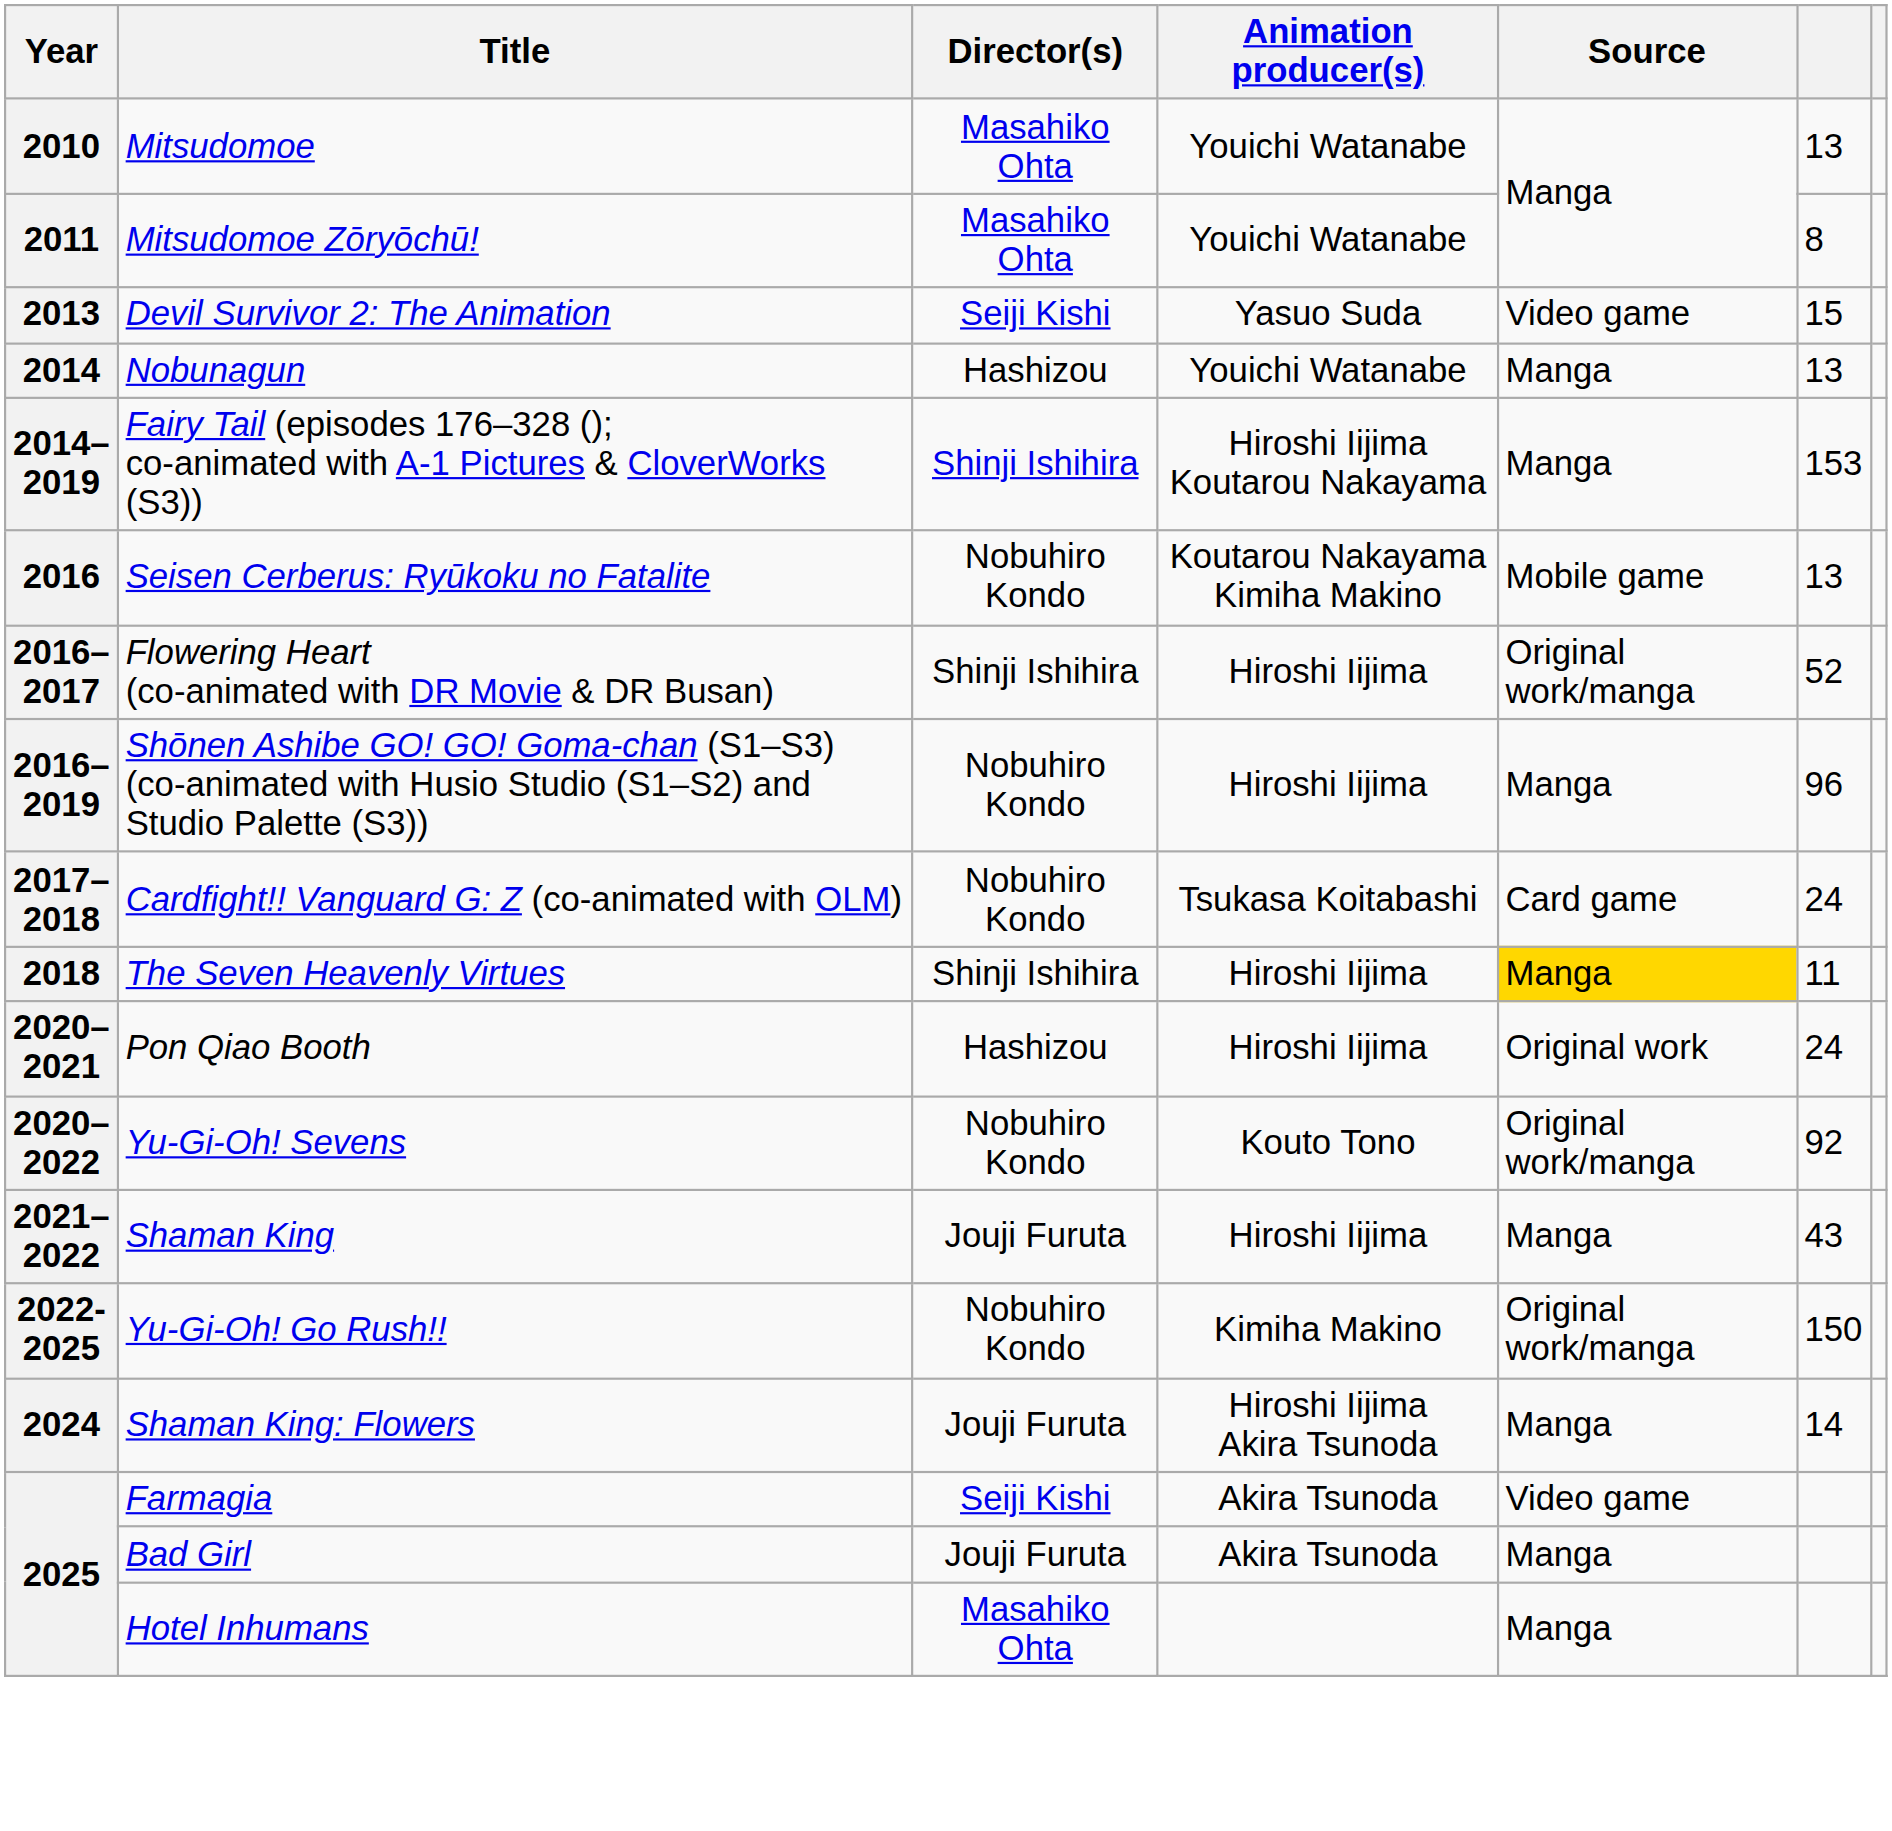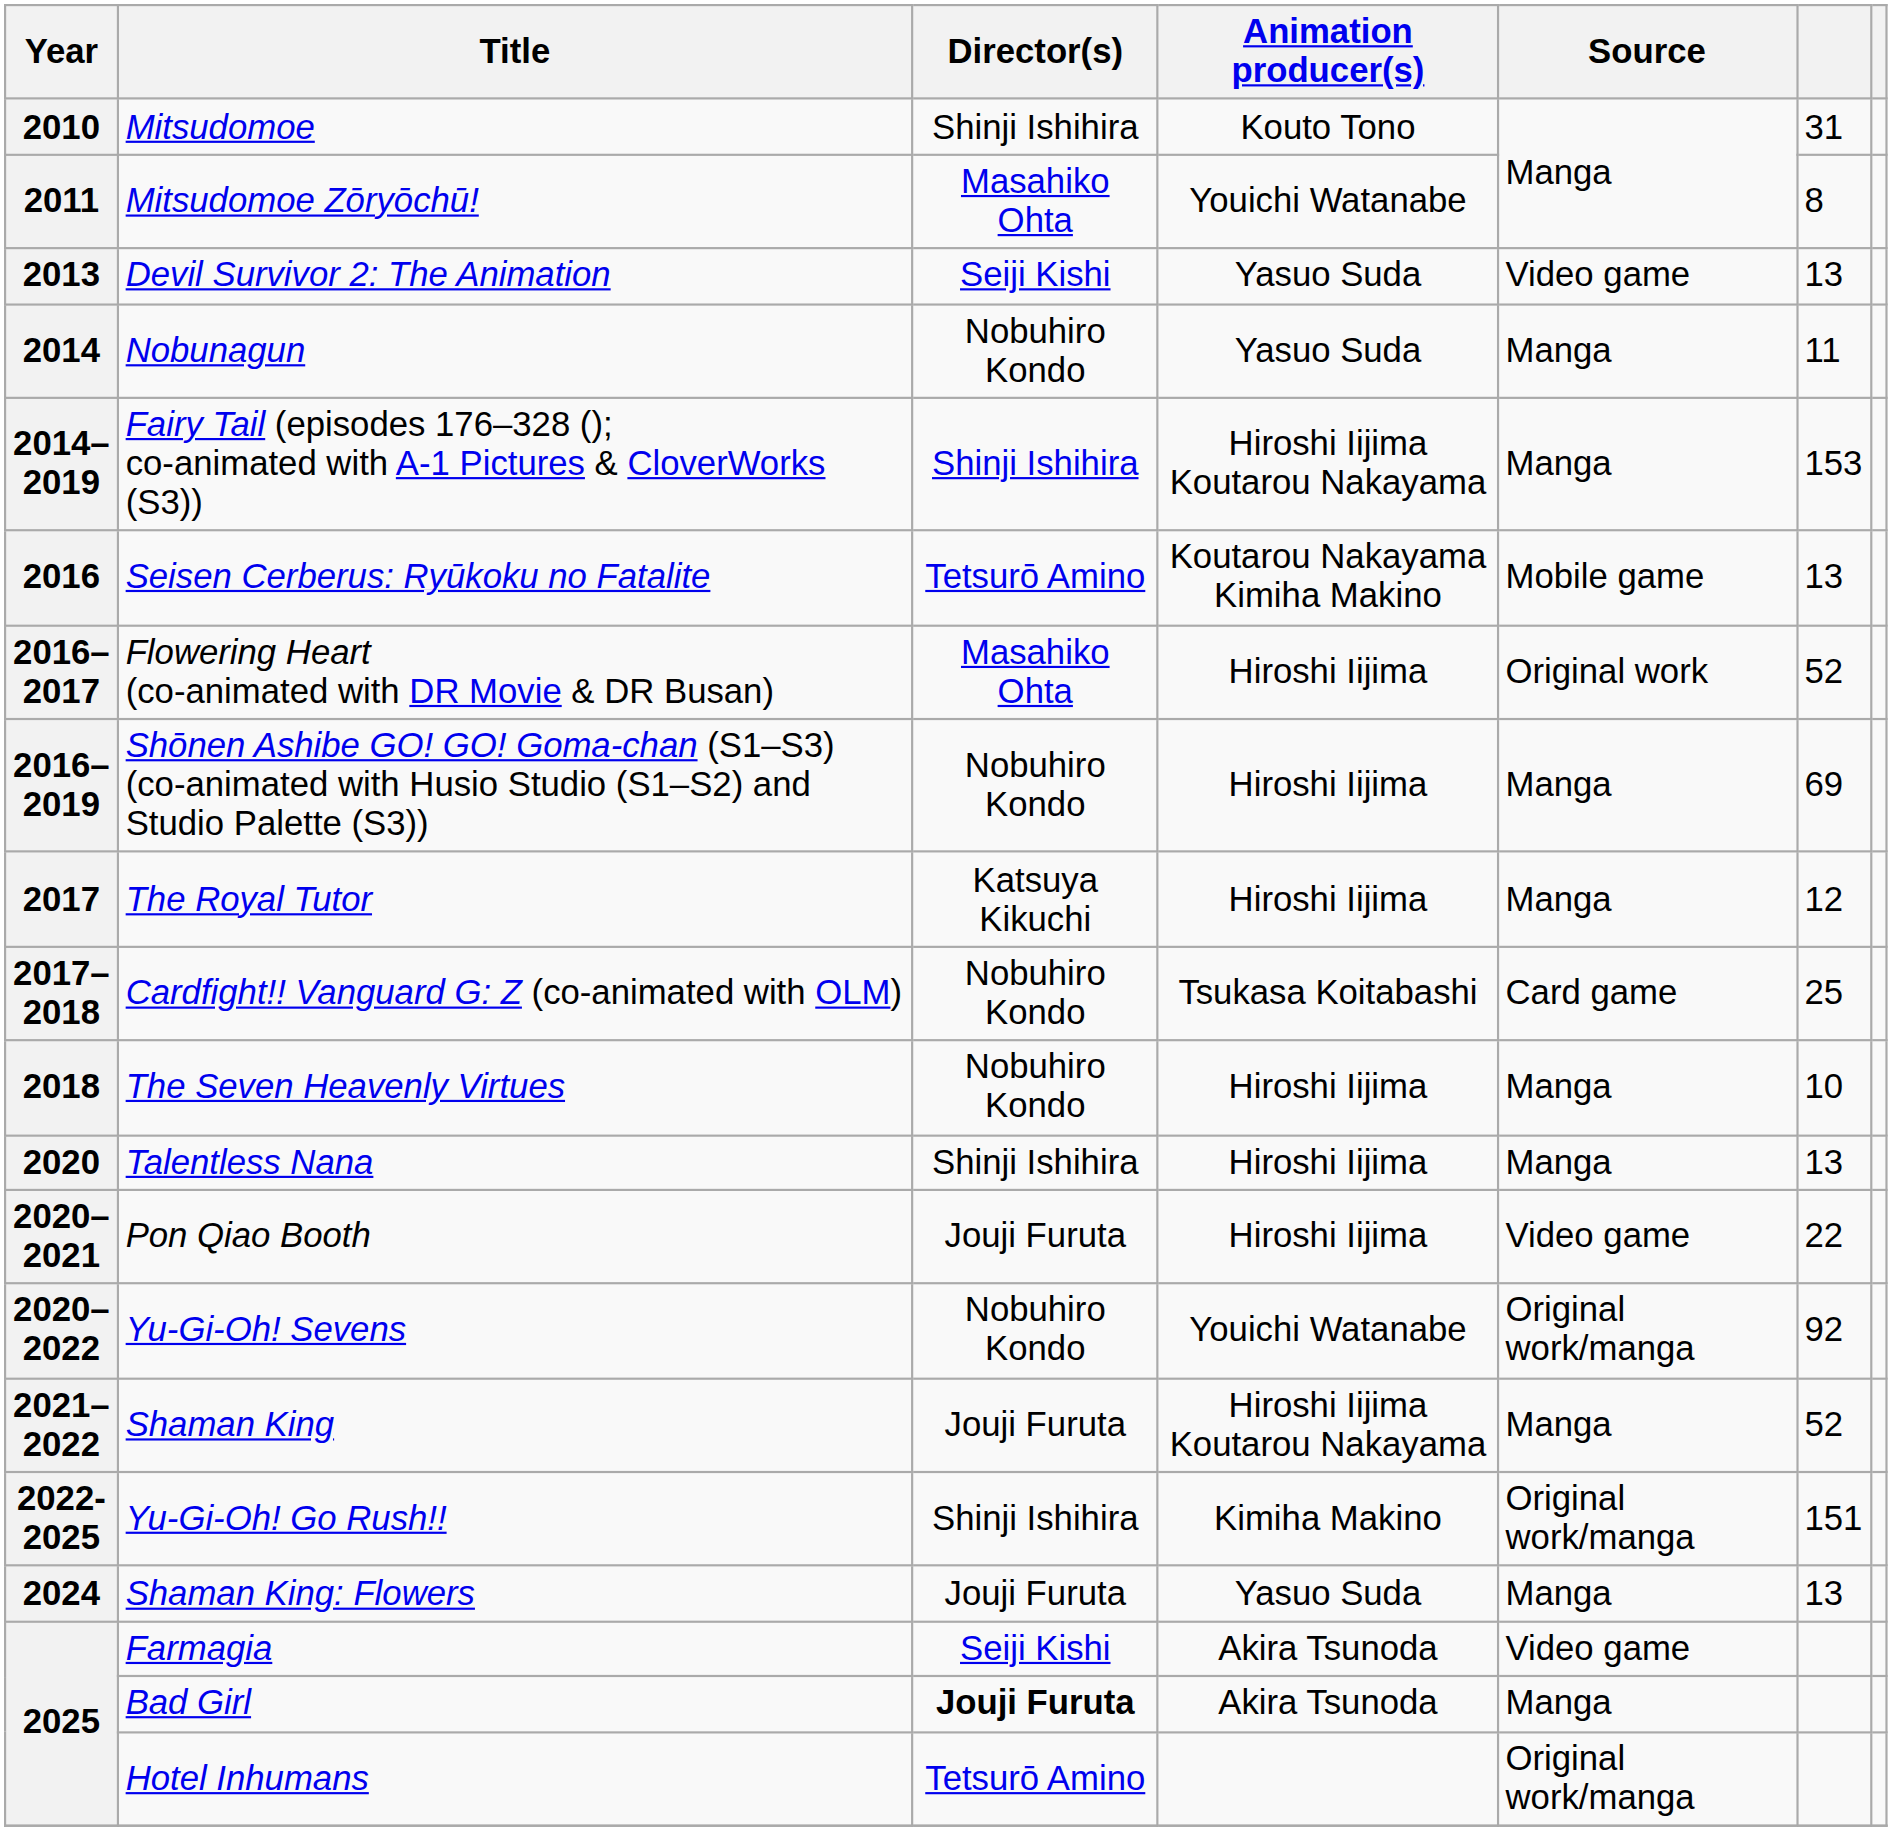(1035, 145) Masahiko Ohta -> (1035, 126) Shinji Ishihira
(1328, 145) Youichi Watanabe -> (1328, 126) Kouto Tono
(1824, 145) 13 -> (1824, 126) 31
(1824, 314) 15 -> (1824, 275) 13
(1035, 369) Hashizou -> (1035, 349) Nobuhiro Kondo
(1328, 369) Youichi Watanabe -> (1328, 349) Yasuo Suda
(1824, 369) 13 -> (1822, 349) 11
(1035, 577) Nobuhiro Kondo -> (1035, 577) Tetsurō Amino
(1035, 671) Shinji Ishihira -> (1035, 671) Masahiko Ohta
(1600, 671) Original work/manga -> (1607, 671) Original work
(1824, 785) 96 -> (1824, 785) 69
+ row: (61, 898)
(1824, 898) 24 -> (1824, 992) 25
(1035, 973) Shinji Ishihira -> (1035, 1086) Nobuhiro Kondo
(1559, 973) gold background -> (1559, 1086) no background
(1822, 973) 11 -> (1824, 1086) 10
+ row: (61, 1161)
(1035, 1047) Hashizou -> (1035, 1236) Jouji Furuta
(1607, 1047) Original work -> (1598, 1236) Video game
(1824, 1047) 24 -> (1824, 1236) 22
(1328, 1141) Kouto Tono -> (1328, 1330) Youichi Watanabe
(1328, 1236) Hiroshi Iijima -> (1328, 1424) Hiroshi Iijima Koutarou Nakayama
(1824, 1236) 43 -> (1824, 1424) 52
(1035, 1330) Nobuhiro Kondo -> (1035, 1518) Shinji Ishihira
(1833, 1330) 150 -> (1833, 1518) 151
(1328, 1424) Hiroshi Iijima Akira Tsunoda -> (1328, 1593) Yasuo Suda
(1824, 1424) 14 -> (1824, 1593) 13
(1035, 1554) normal -> (1035, 1703) bold
(1035, 1628) Masahiko Ohta -> (1035, 1777) Tetsurō Amino
(1559, 1628) Manga -> (1600, 1777) Original work/manga
